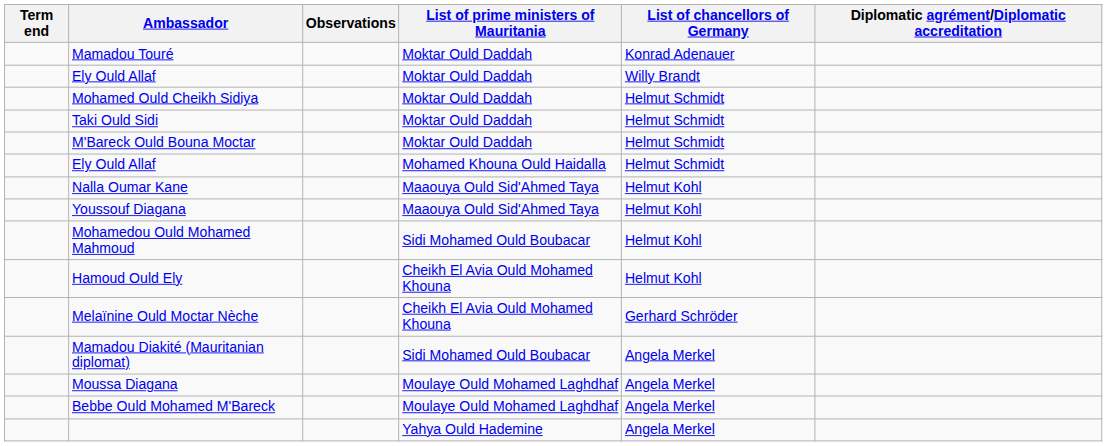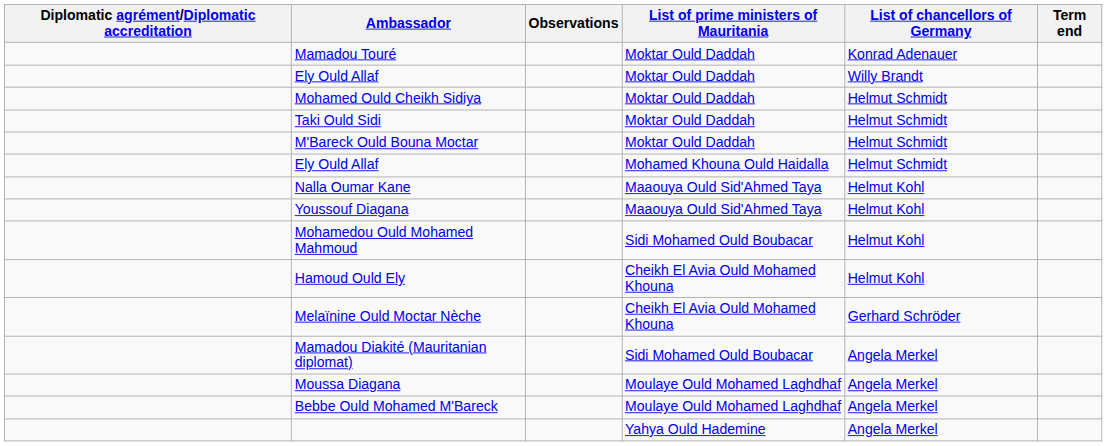columns swapped: (958, 23) <-> (37, 23)
